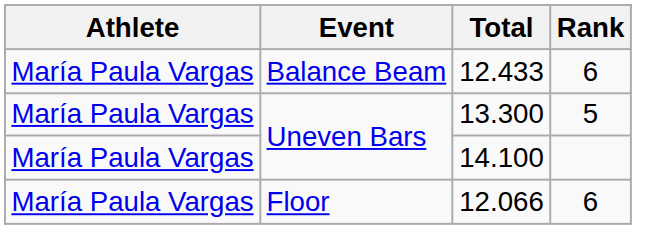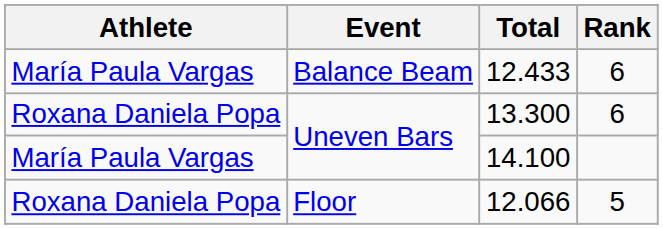(133, 115) María Paula Vargas -> (146, 115) Roxana Daniela Popa
(591, 115) 5 -> (617, 115) 6
(133, 202) María Paula Vargas -> (146, 202) Roxana Daniela Popa
(591, 202) 6 -> (617, 202) 5
